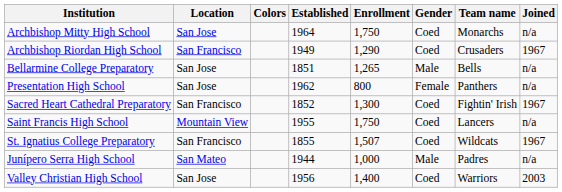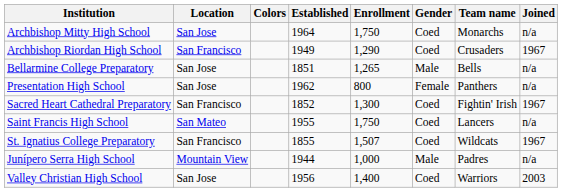(212, 123) Mountain View -> (201, 123) San Mateo
(201, 159) San Mateo -> (212, 159) Mountain View
